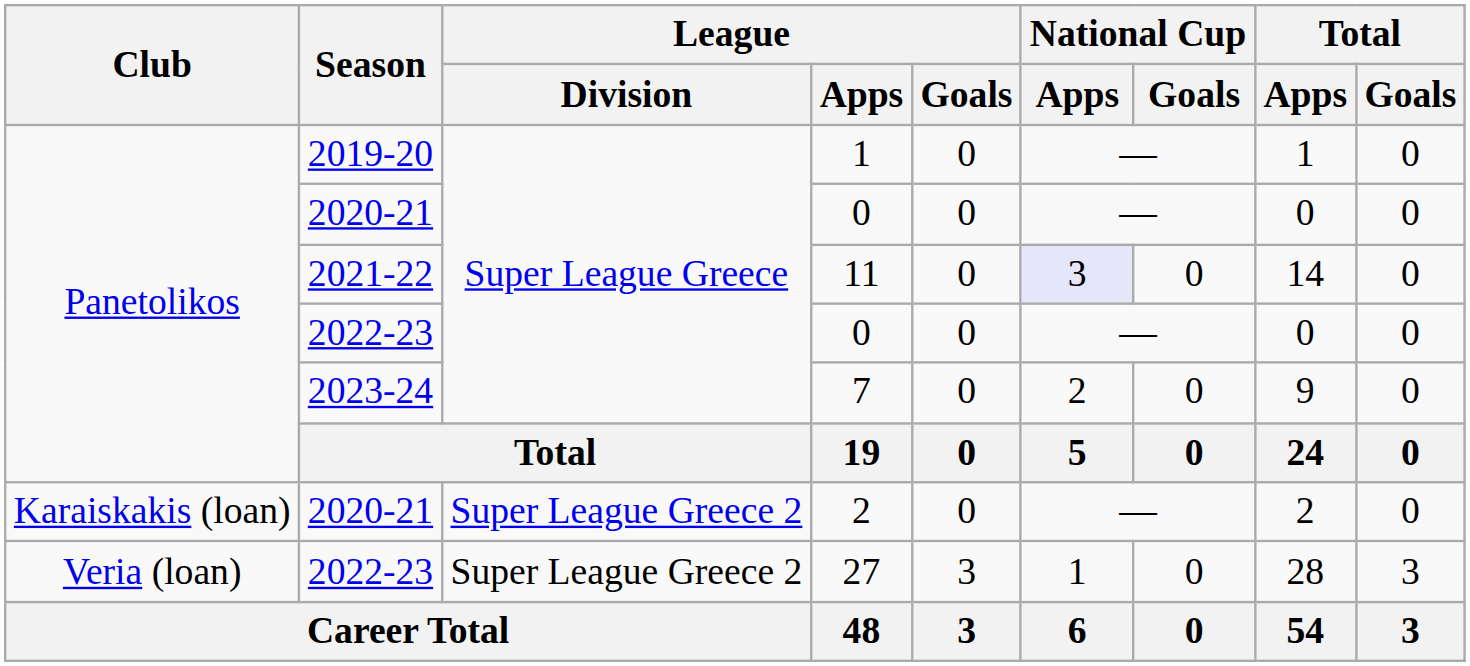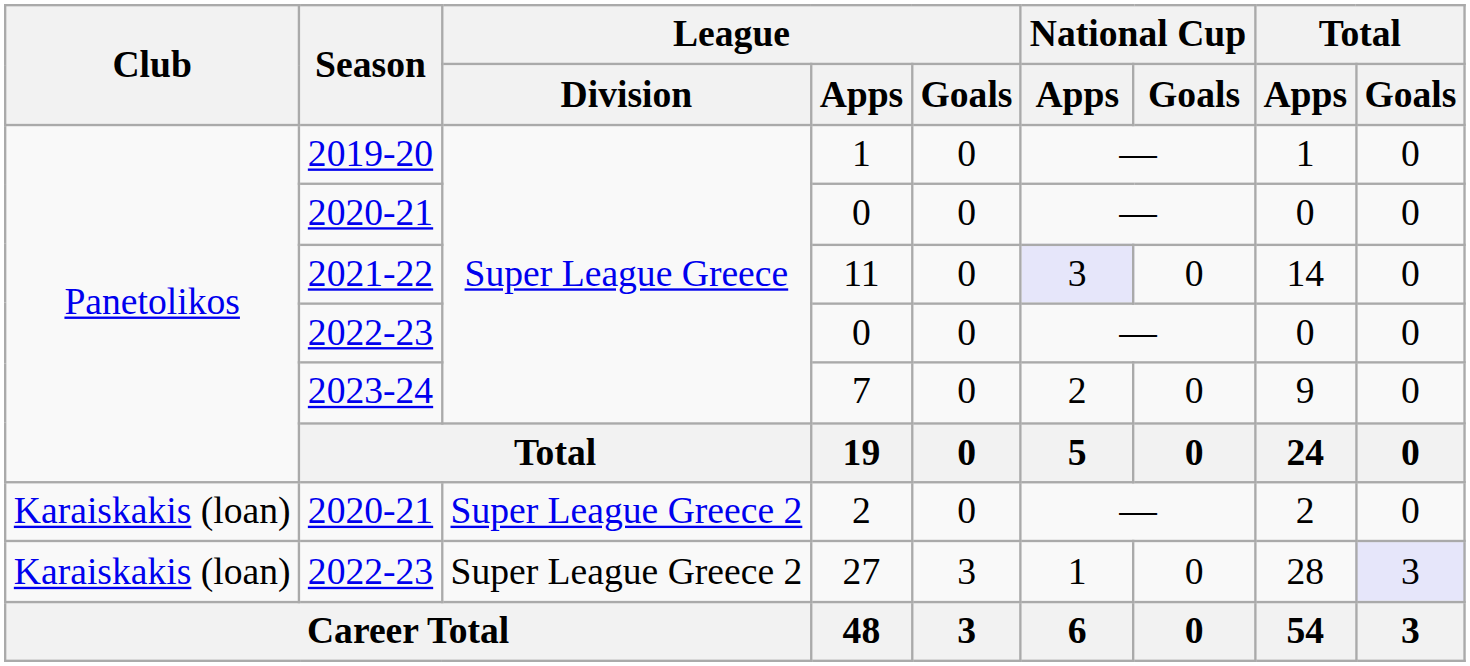(152, 570) Veria (loan) -> (152, 570) Karaiskakis (loan)
(1410, 570) no background -> (1410, 570) lavender background
